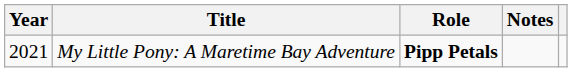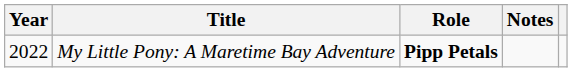(29, 50) 2021 -> (29, 50) 2022
